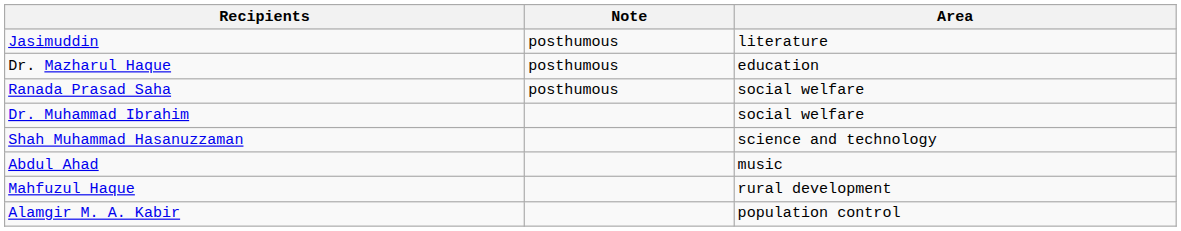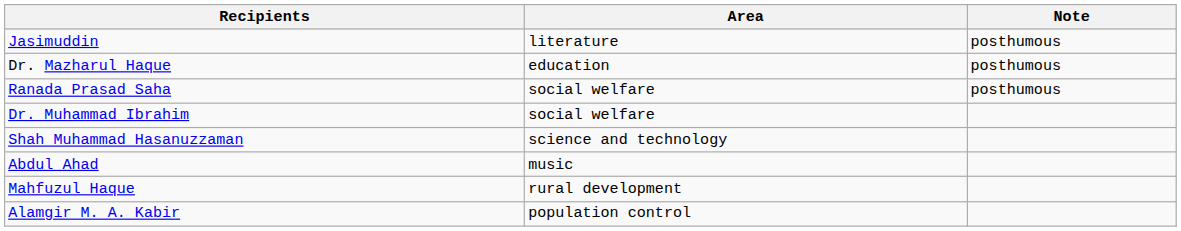columns swapped: (955, 17) <-> (629, 17)
